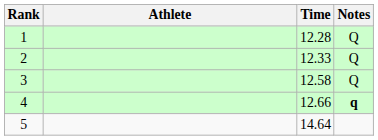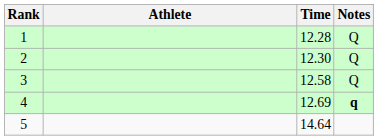(316, 59) 12.33 -> (316, 59) 12.30
(316, 102) 12.66 -> (316, 102) 12.69
